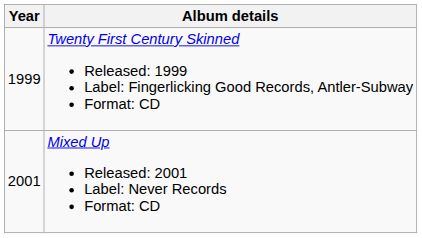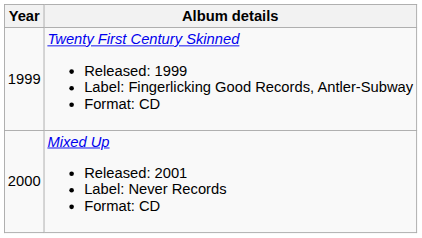(24, 181) 2001 -> (24, 181) 2000
